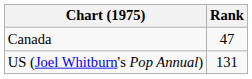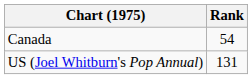(227, 39) 47 -> (227, 39) 54
